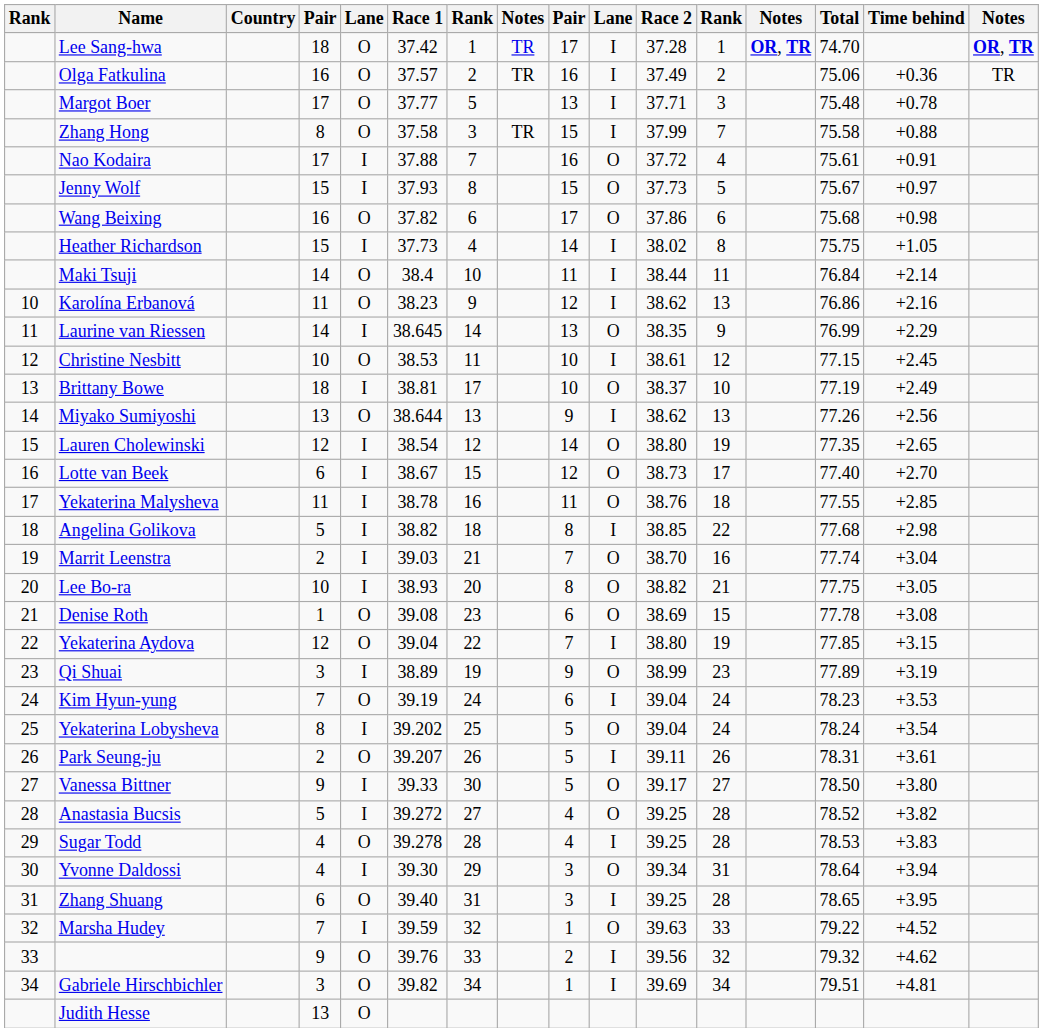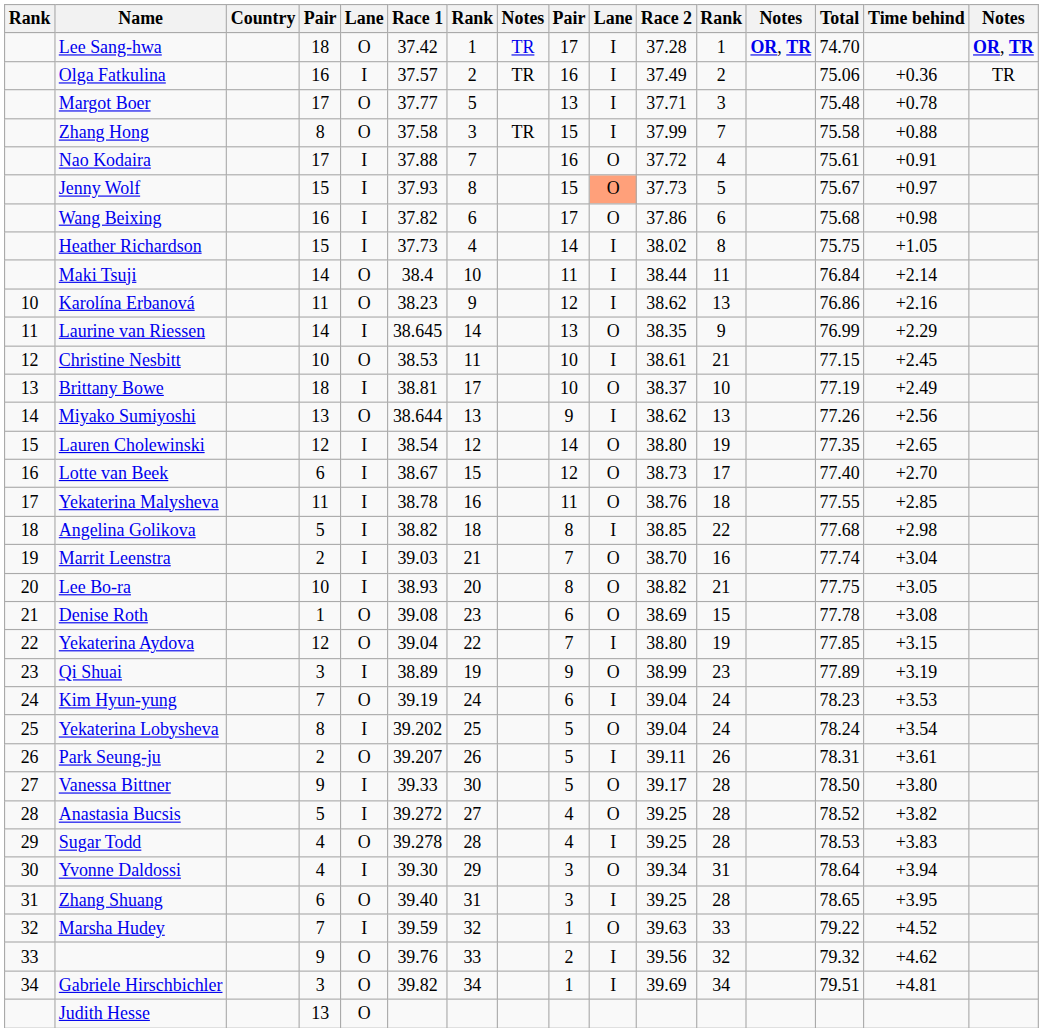(364, 75) O -> (364, 75) I
(613, 189) no background -> (613, 189) lightsalmon background
(364, 217) O -> (364, 217) I
(721, 359) 12 -> (721, 359) 21
(721, 786) 27 -> (721, 786) 28
